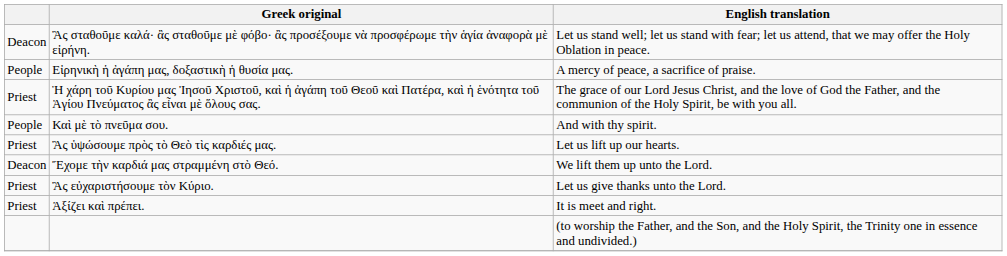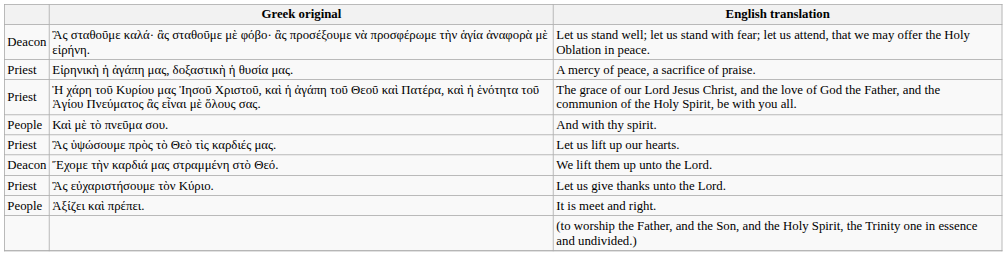(25, 69) People -> (22, 69) Priest
(22, 205) Priest -> (25, 205) People
